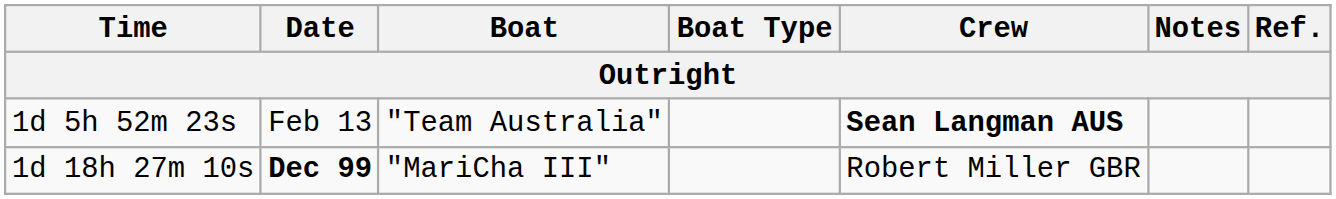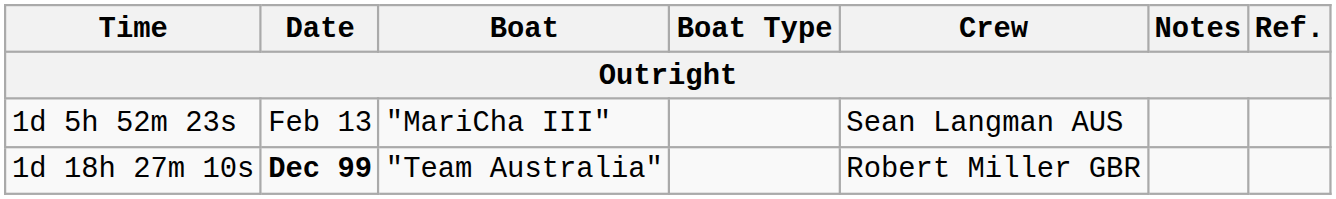(524, 123) "Team Australia" -> (498, 123) "MariCha III"
(985, 123) bold -> (985, 123) normal
(498, 170) "MariCha III" -> (524, 170) "Team Australia"
